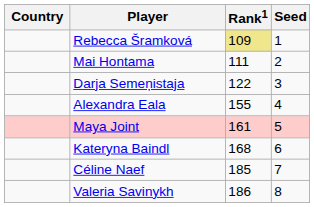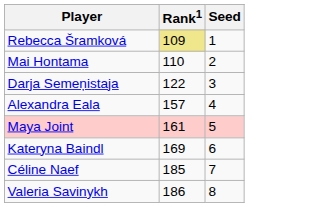- column: (37, 17)
(239, 62) 111 -> (173, 62) 110
(240, 105) 155 -> (174, 105) 157
(240, 148) 168 -> (174, 148) 169
